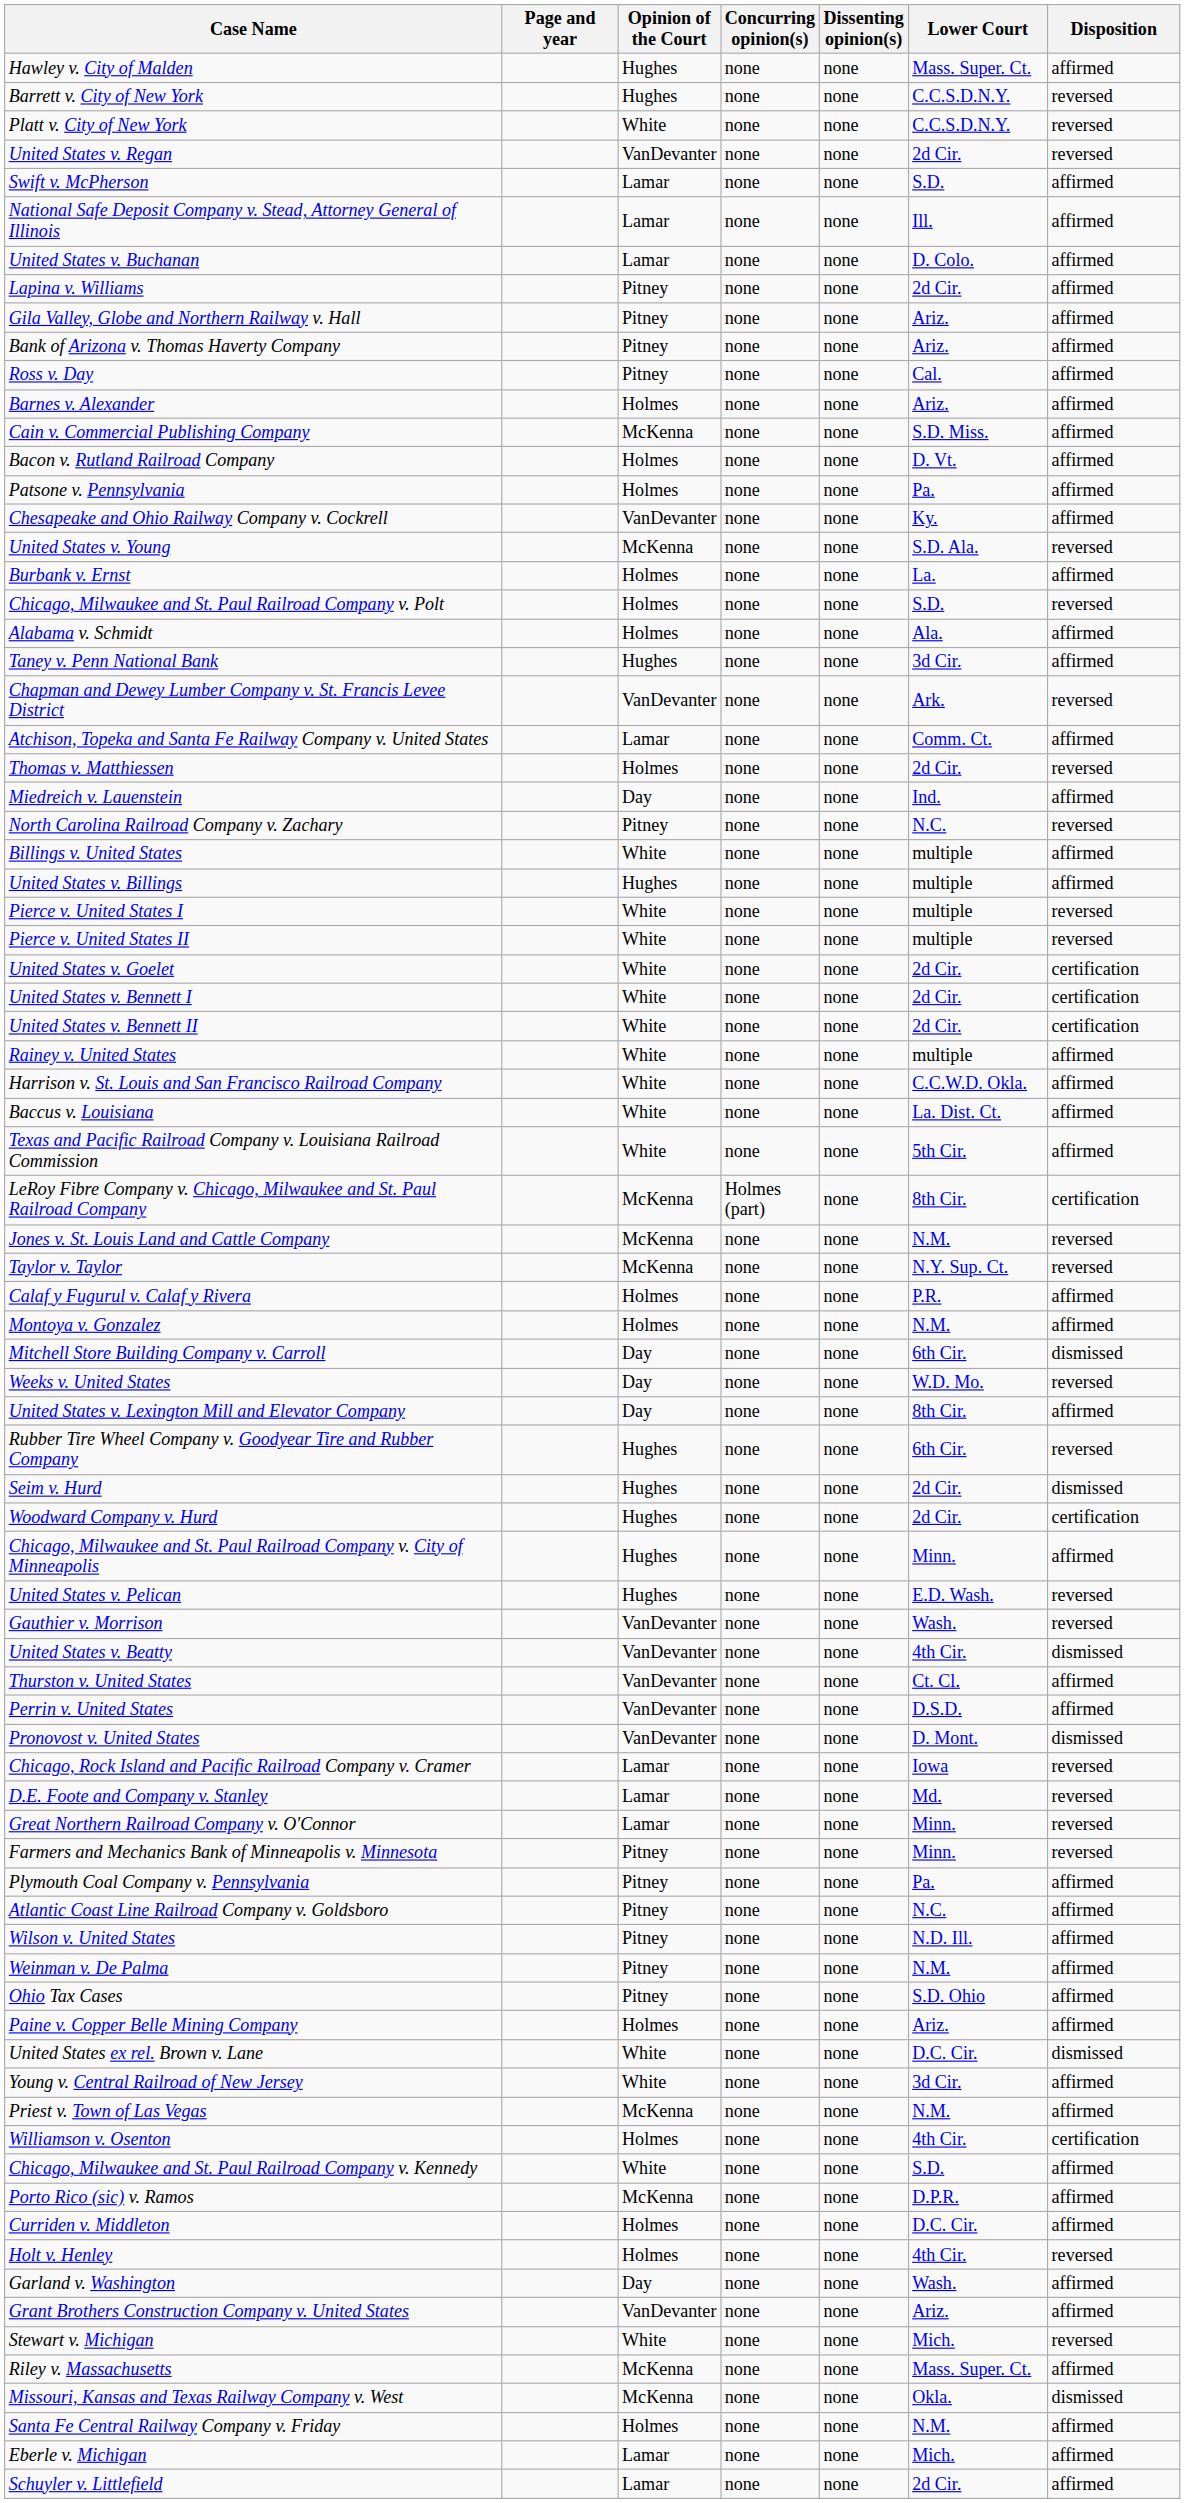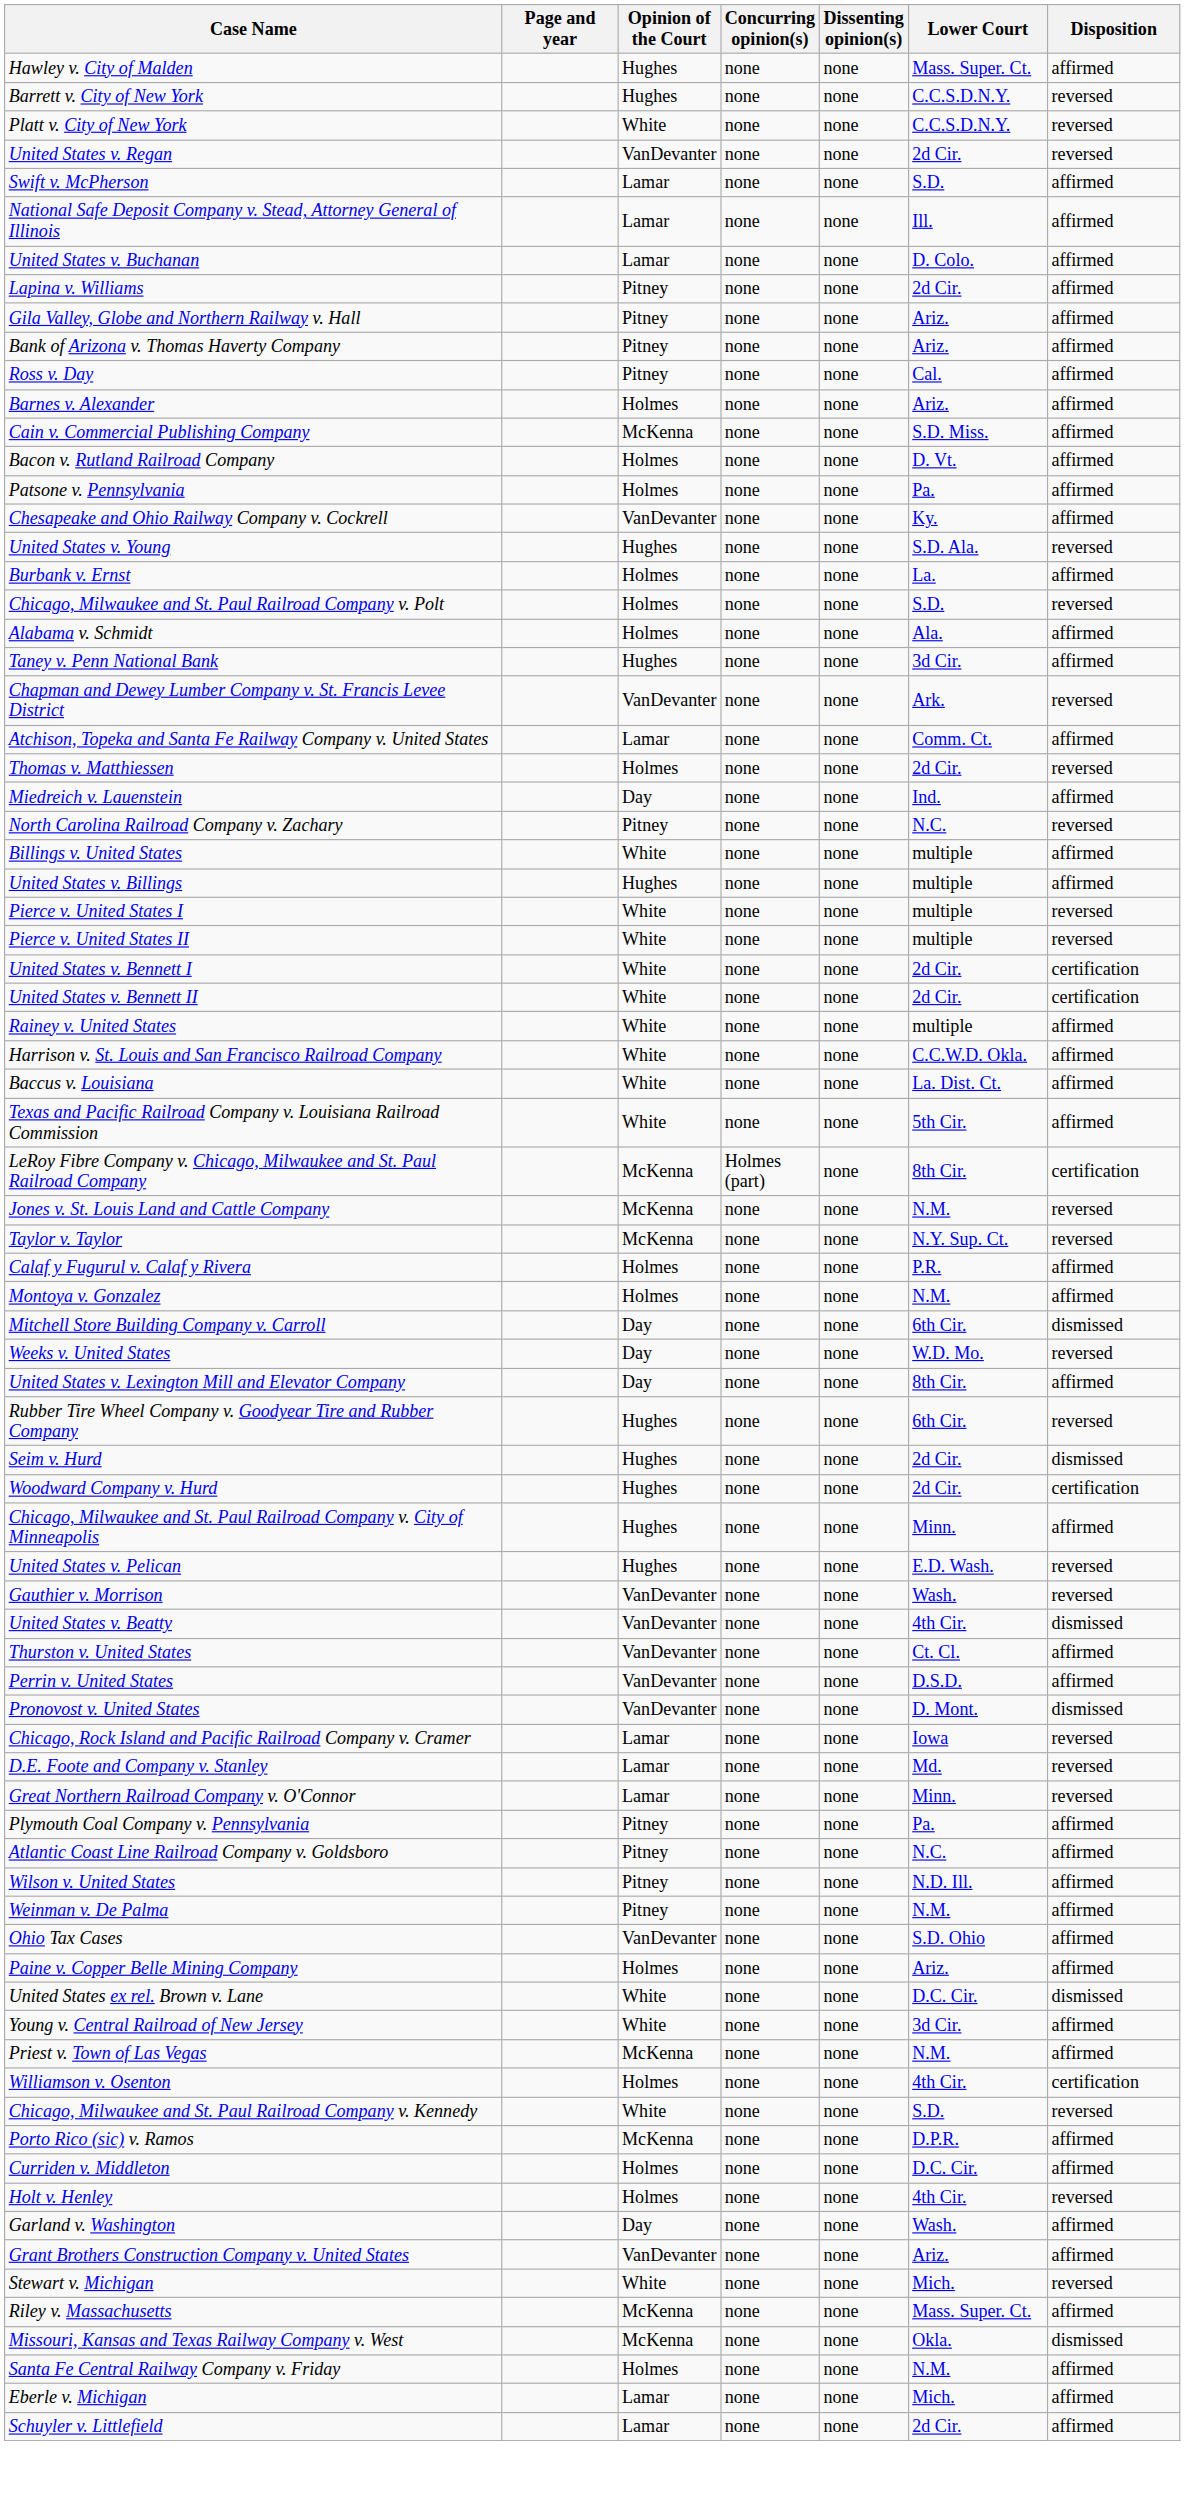(658, 546) McKenna -> (650, 546) Hughes
- row: (91, 968)
- row: (223, 1852)
(645, 1996) Pitney -> (669, 1938) VanDevanter
(1083, 2168) affirmed -> (1082, 2111) reversed
